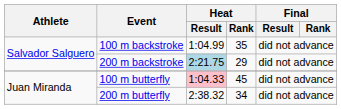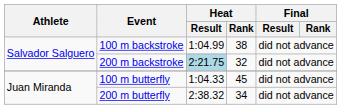(241, 46) 35 -> (241, 46) 38
(241, 63) 29 -> (241, 63) 32
(206, 80) pink background -> (206, 80) no background
